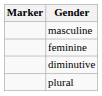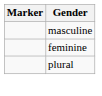- row: (72, 64)
